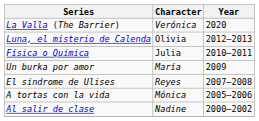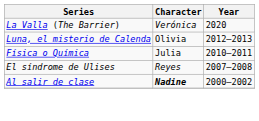- row: (50, 67)
- row: (58, 95)
(171, 109) normal -> (171, 81) bold
